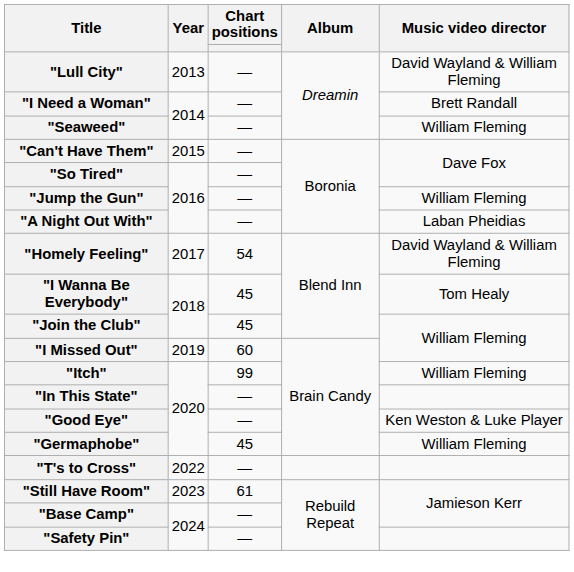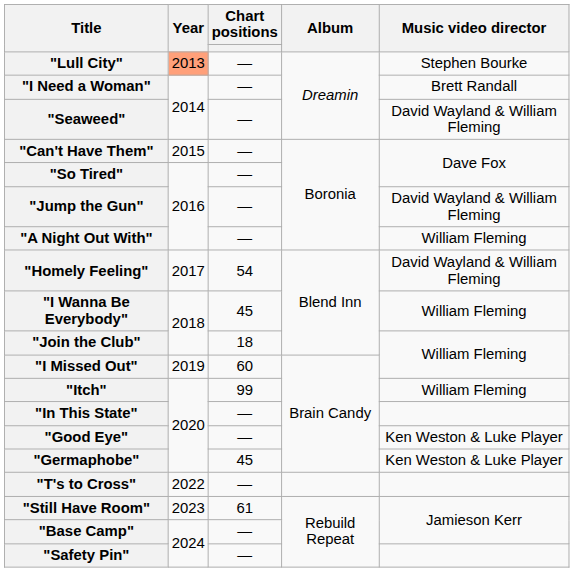(188, 71) no background -> (188, 63) lightsalmon background
(474, 71) David Wayland & William Fleming -> (474, 63) Stephen Bourke
(474, 127) William Fleming -> (474, 119) David Wayland & William Fleming
(474, 198) William Fleming -> (474, 206) David Wayland & William Fleming
(474, 221) Laban Pheidias -> (474, 238) William Fleming
(474, 294) Tom Healy -> (474, 310) William Fleming
(245, 326) 45 -> (245, 342) 18
(474, 444) William Fleming -> (474, 460) Ken Weston & Luke Player
